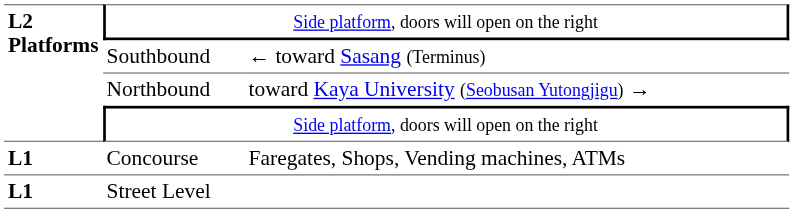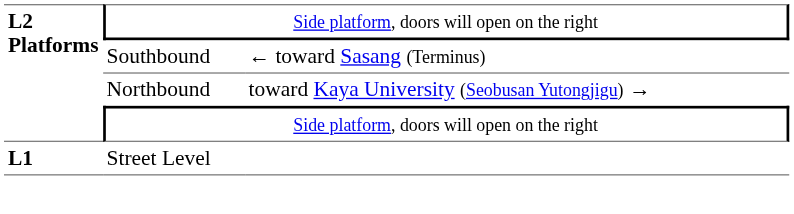- row: (152, 157)
